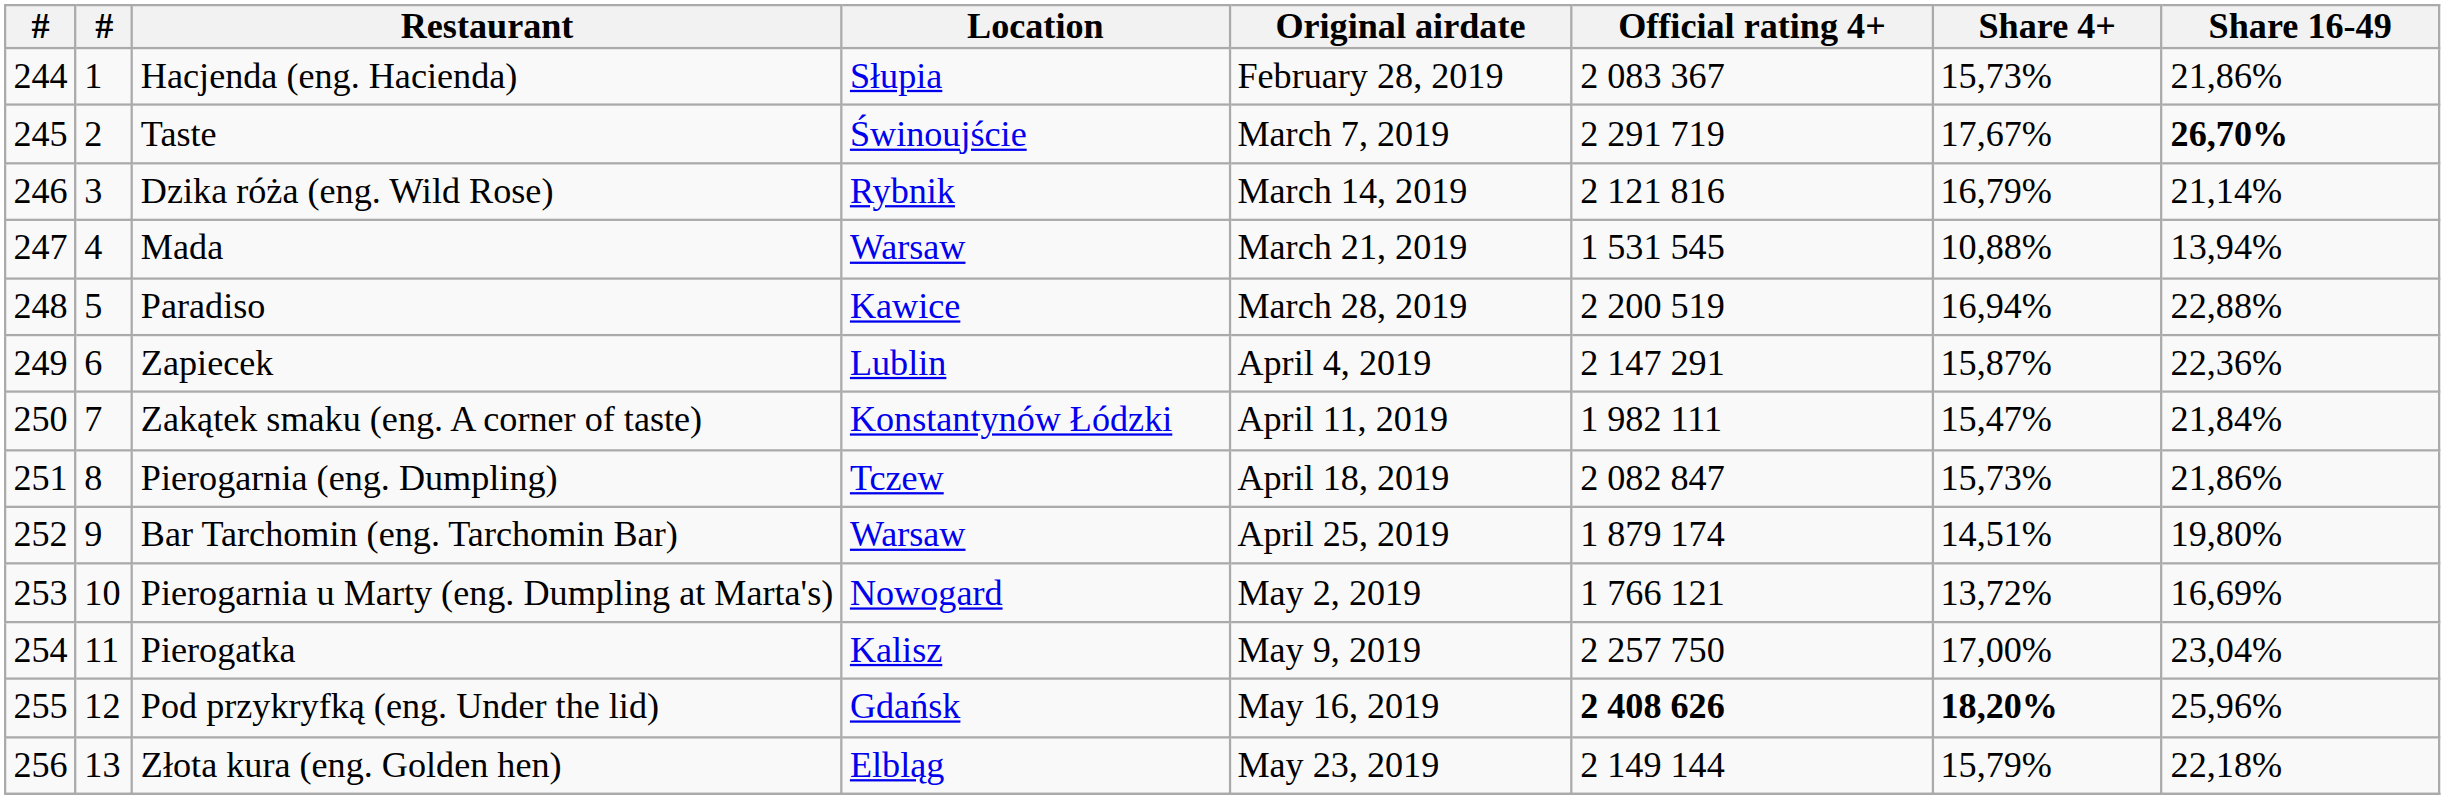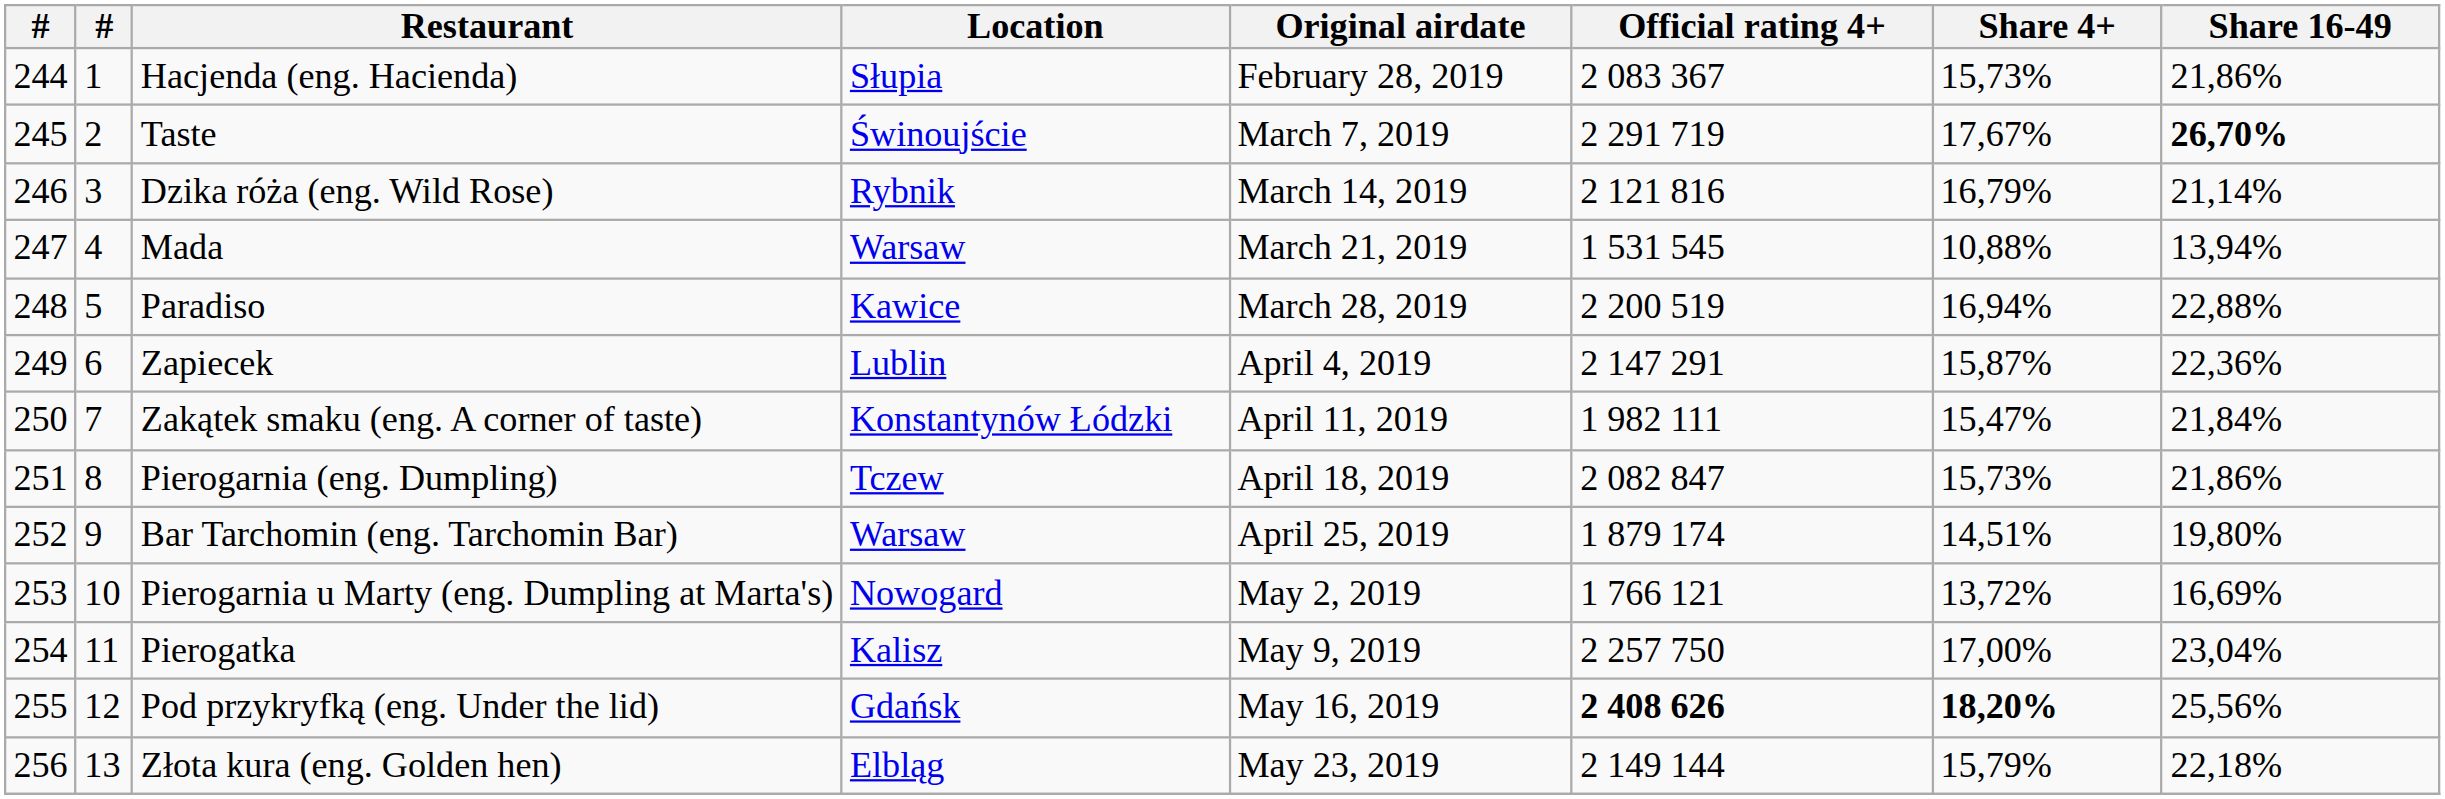(2226, 706) 25,96% -> (2226, 706) 25,56%
